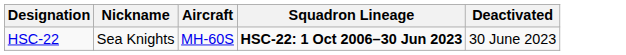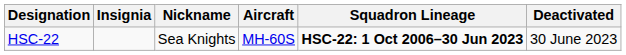+ column: (124, 15)
